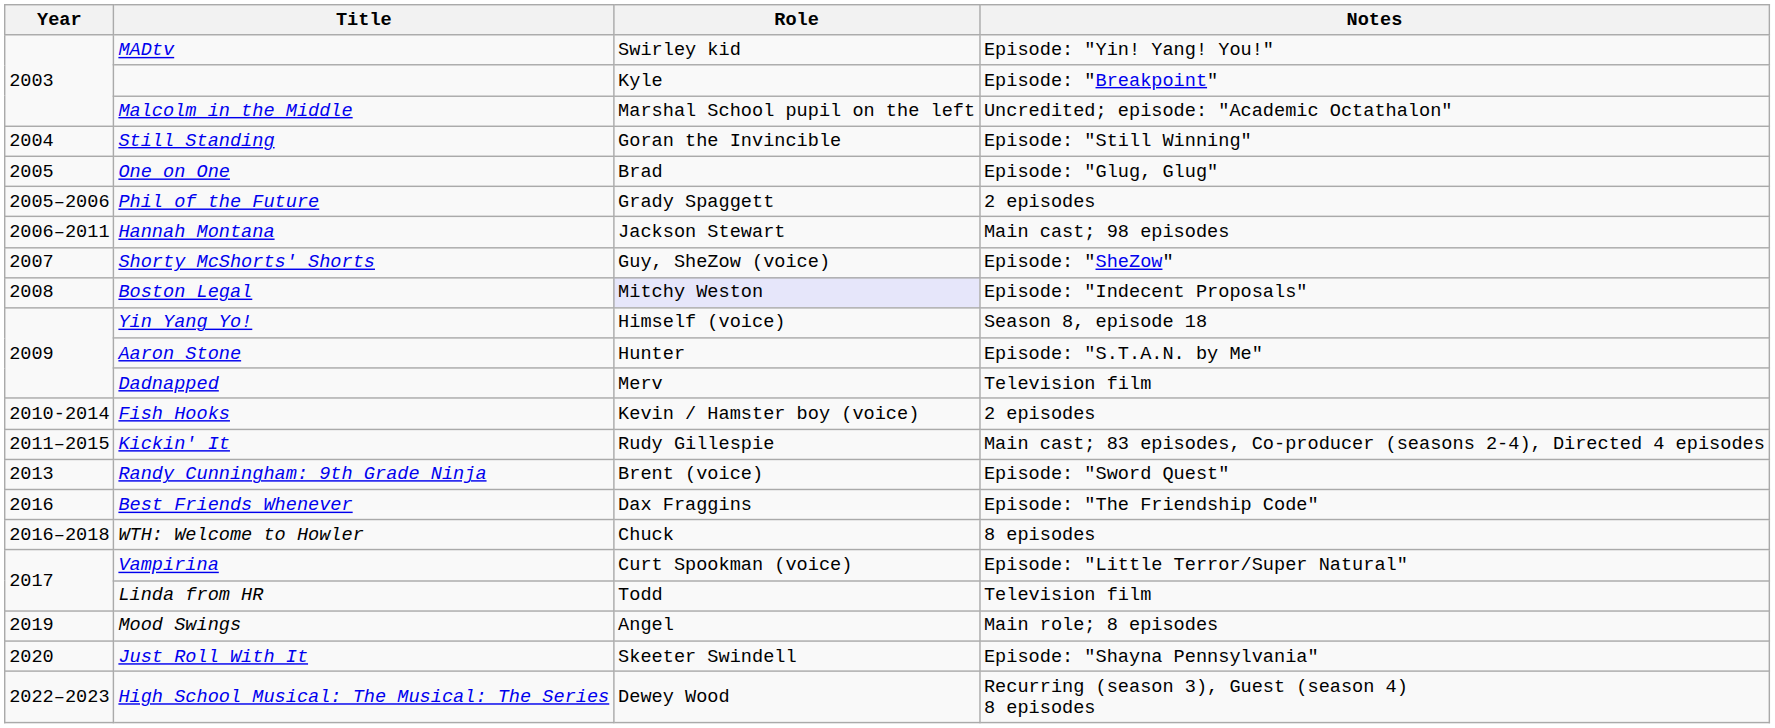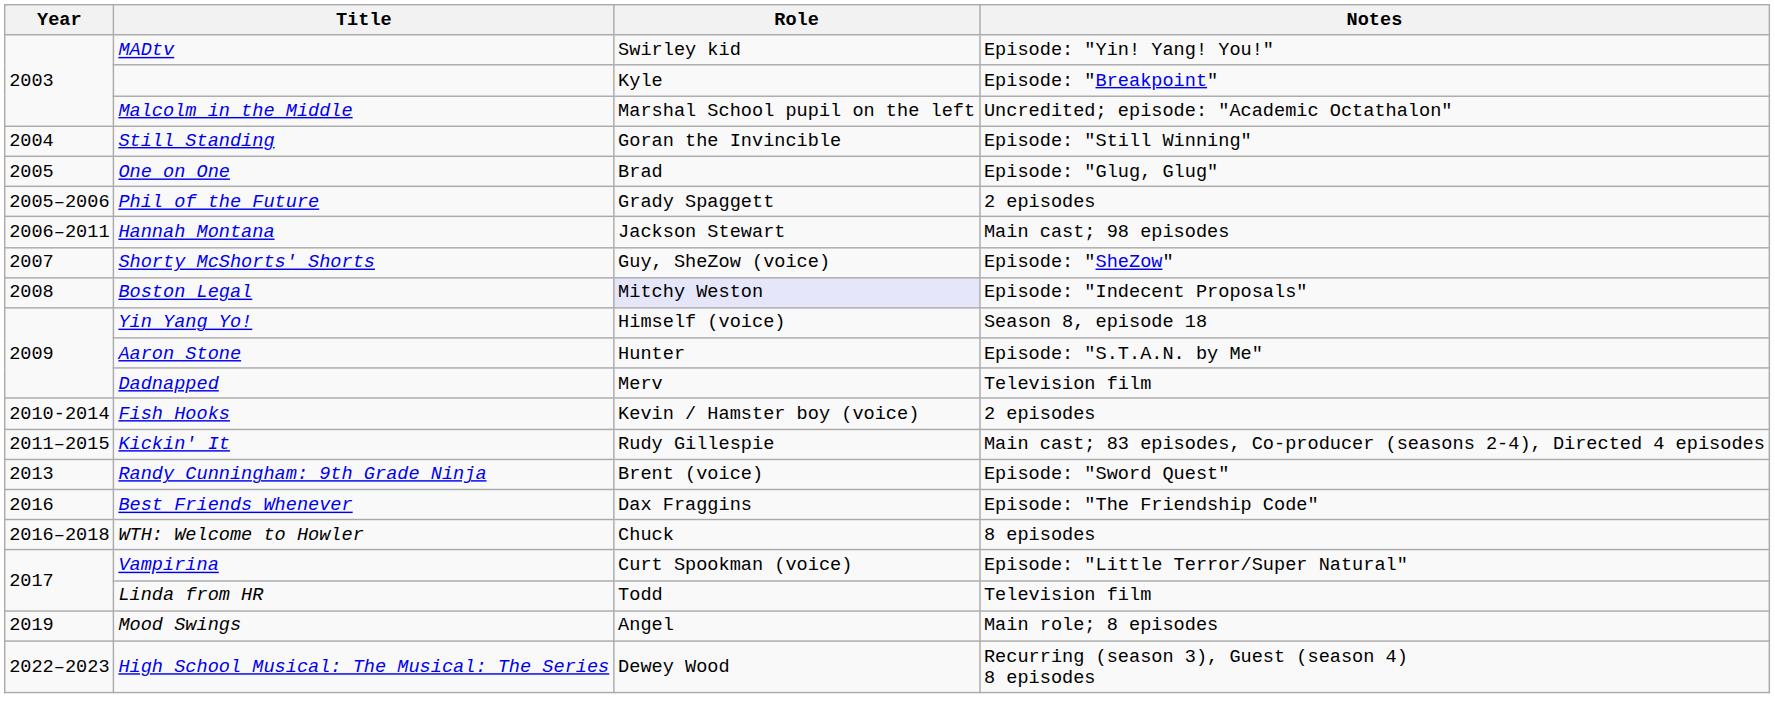- row: (213, 656)
